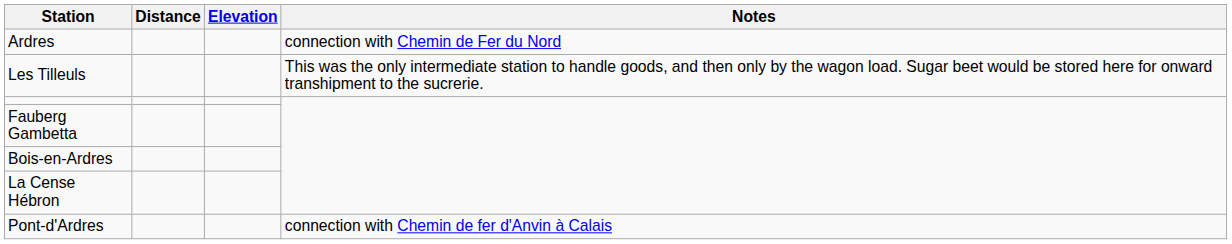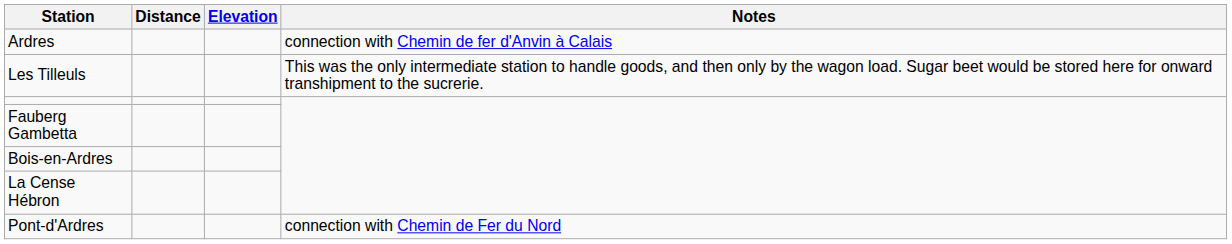(423, 41) connection with Chemin de Fer du Nord -> (448, 41) connection with Chemin de fer d'Anvin à Calais
(448, 226) connection with Chemin de fer d'Anvin à Calais -> (423, 226) connection with Chemin de Fer du Nord
